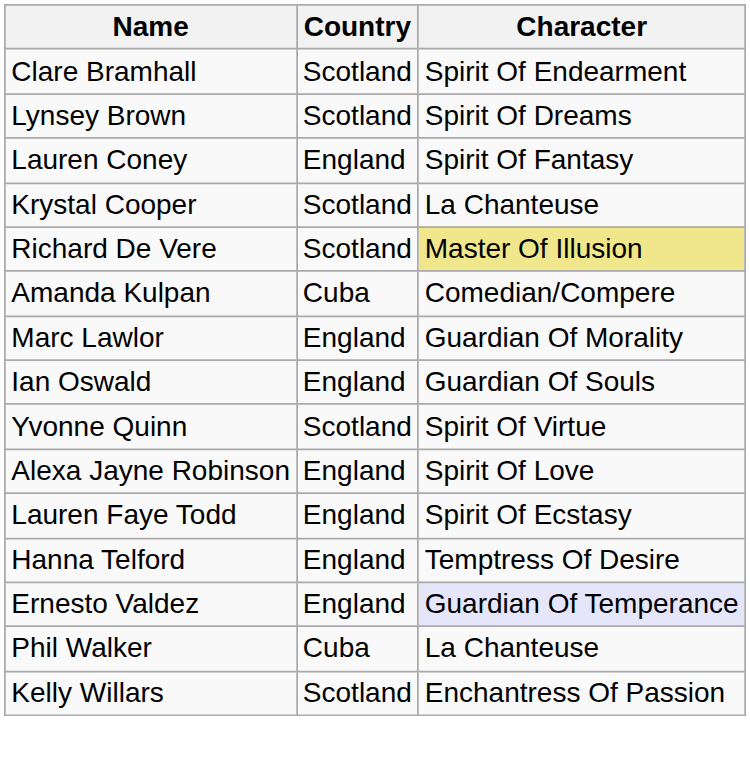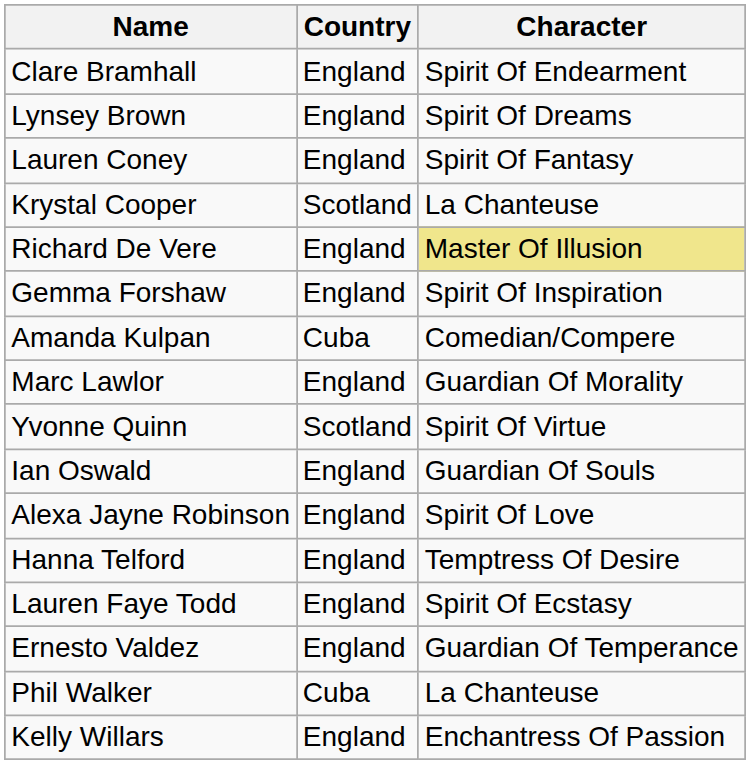(357, 71) Scotland -> (354, 71) England
(357, 115) Scotland -> (354, 115) England
(357, 248) Scotland -> (354, 248) England
+ row: (119, 293)
rows swapped: (81, 381) <-> (99, 426)
rows swapped: (98, 559) <-> (124, 515)
(582, 603) lavender background -> (582, 648) no background
(357, 692) Scotland -> (354, 737) England
